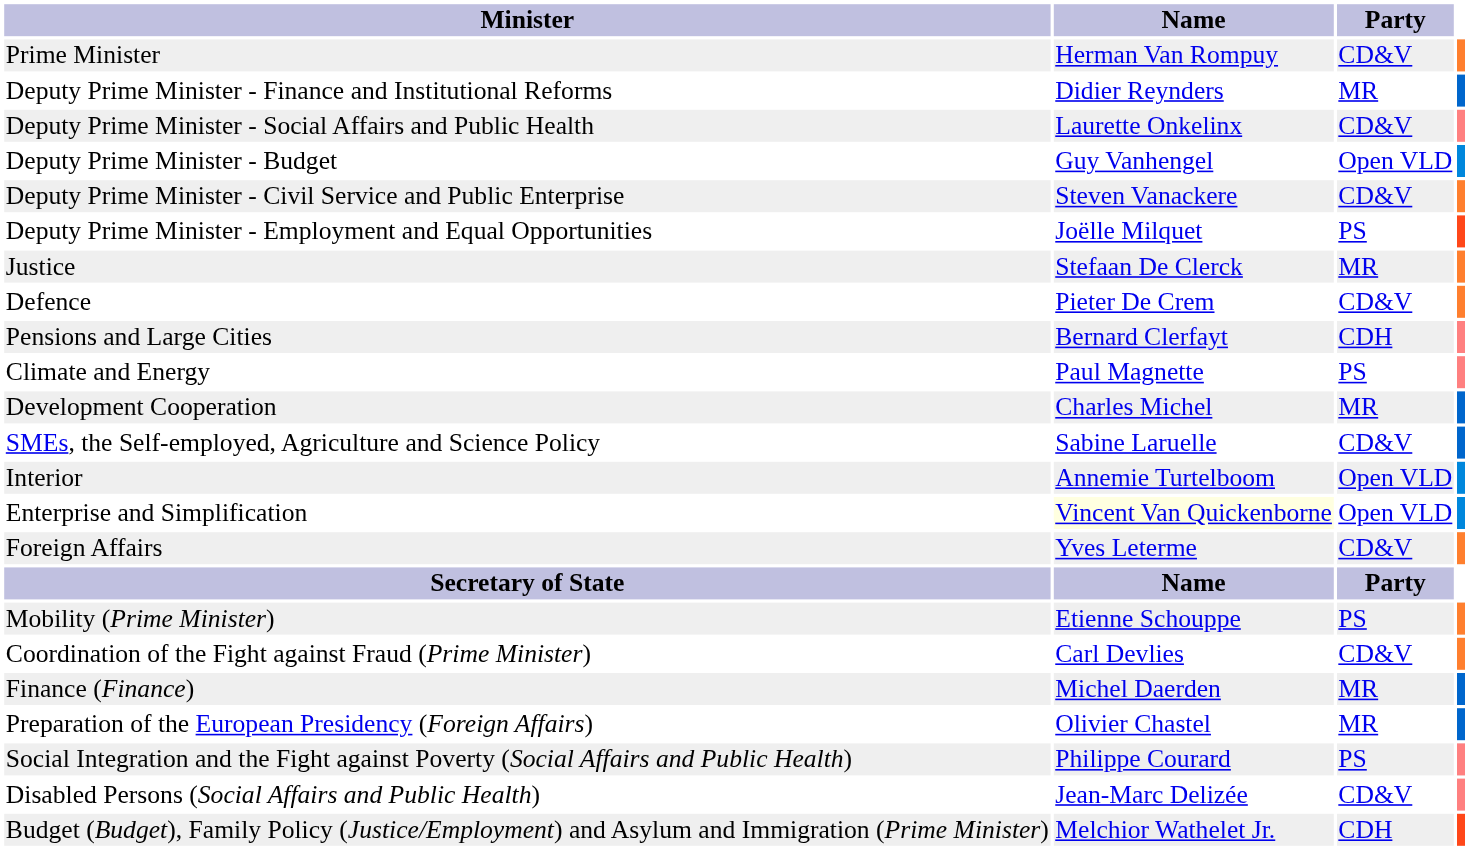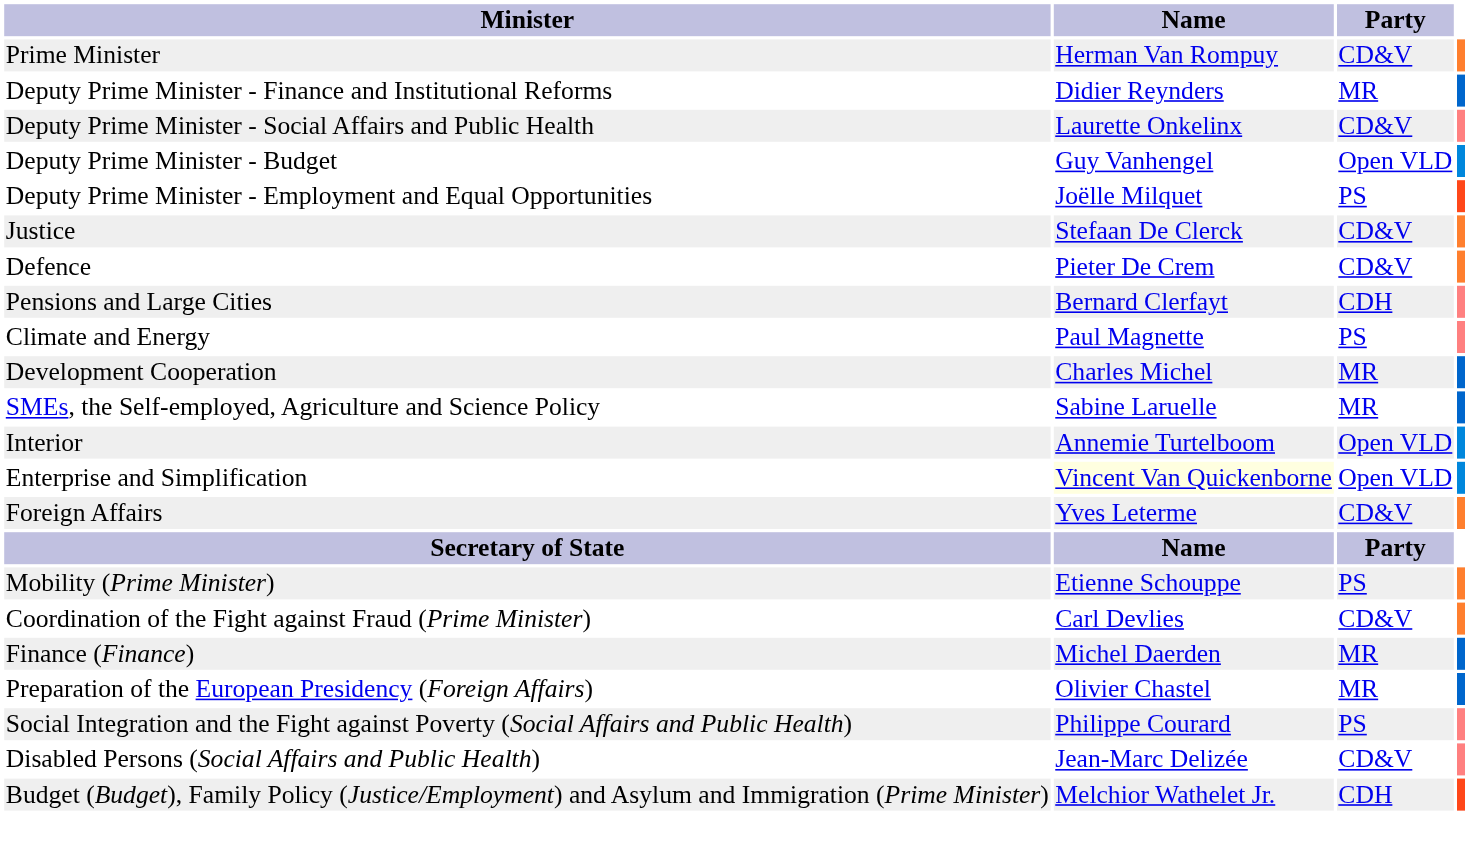- row: (315, 195)
(1358, 266) MR -> (1375, 231) CD&V
(1375, 442) CD&V -> (1358, 407) MR
